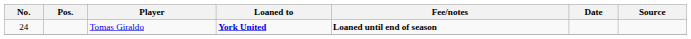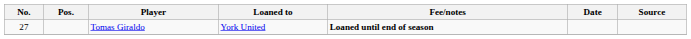(24, 27) 24 -> (24, 27) 27
(242, 27) bold -> (243, 27) normal
